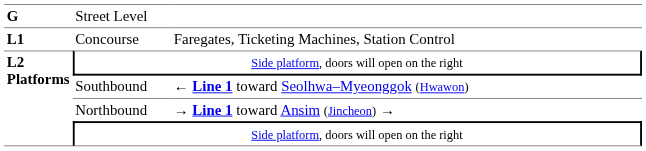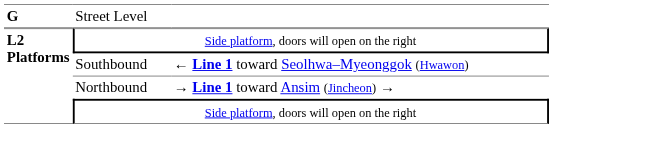- row: (107, 39)
